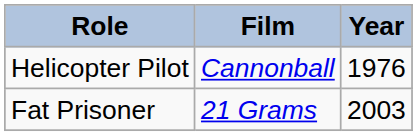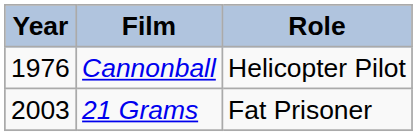columns swapped: (376, 26) <-> (100, 26)
